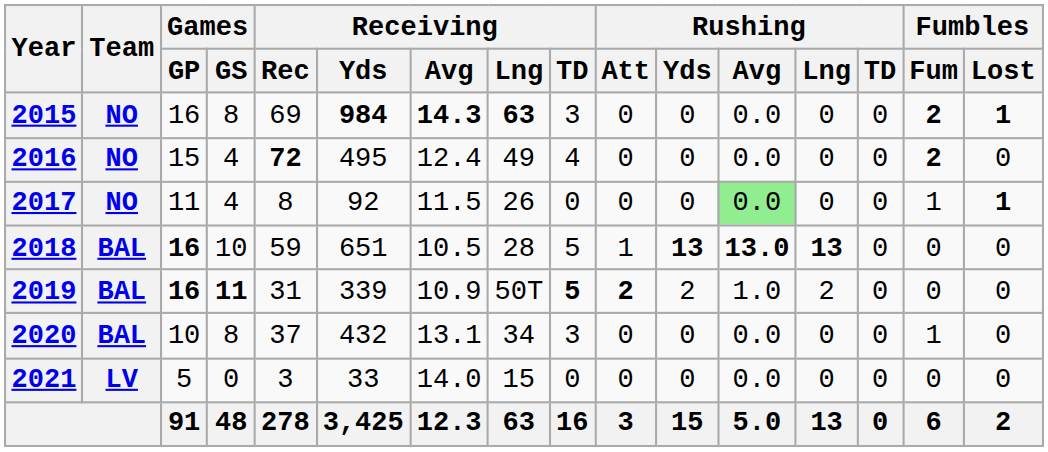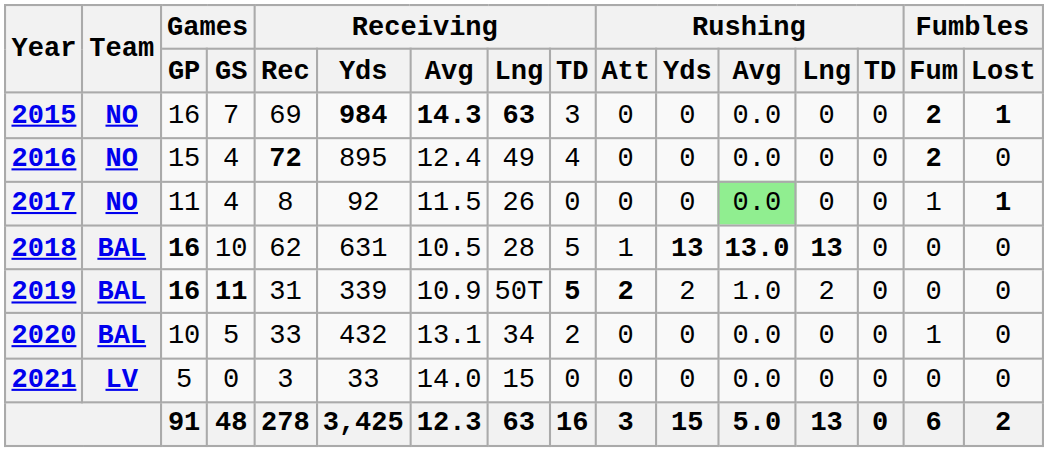(231, 115) 8 -> (231, 115) 7
(363, 159) 495 -> (363, 159) 895
(285, 247) 59 -> (285, 247) 62
(363, 247) 651 -> (363, 247) 631
(231, 336) 8 -> (231, 336) 5
(285, 336) 37 -> (285, 336) 33
(572, 336) 3 -> (572, 336) 2
